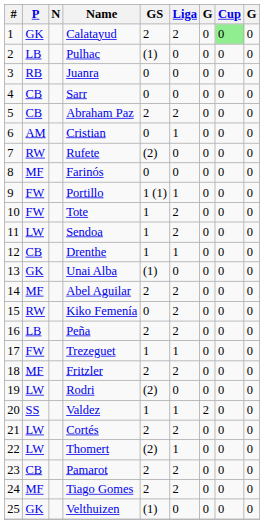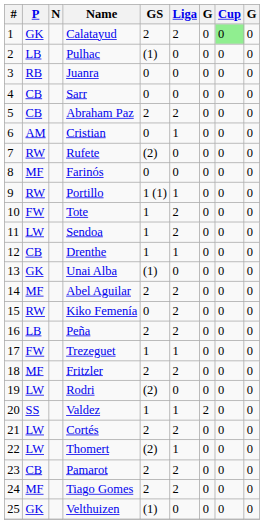(35, 192) FW -> (35, 192) RW
